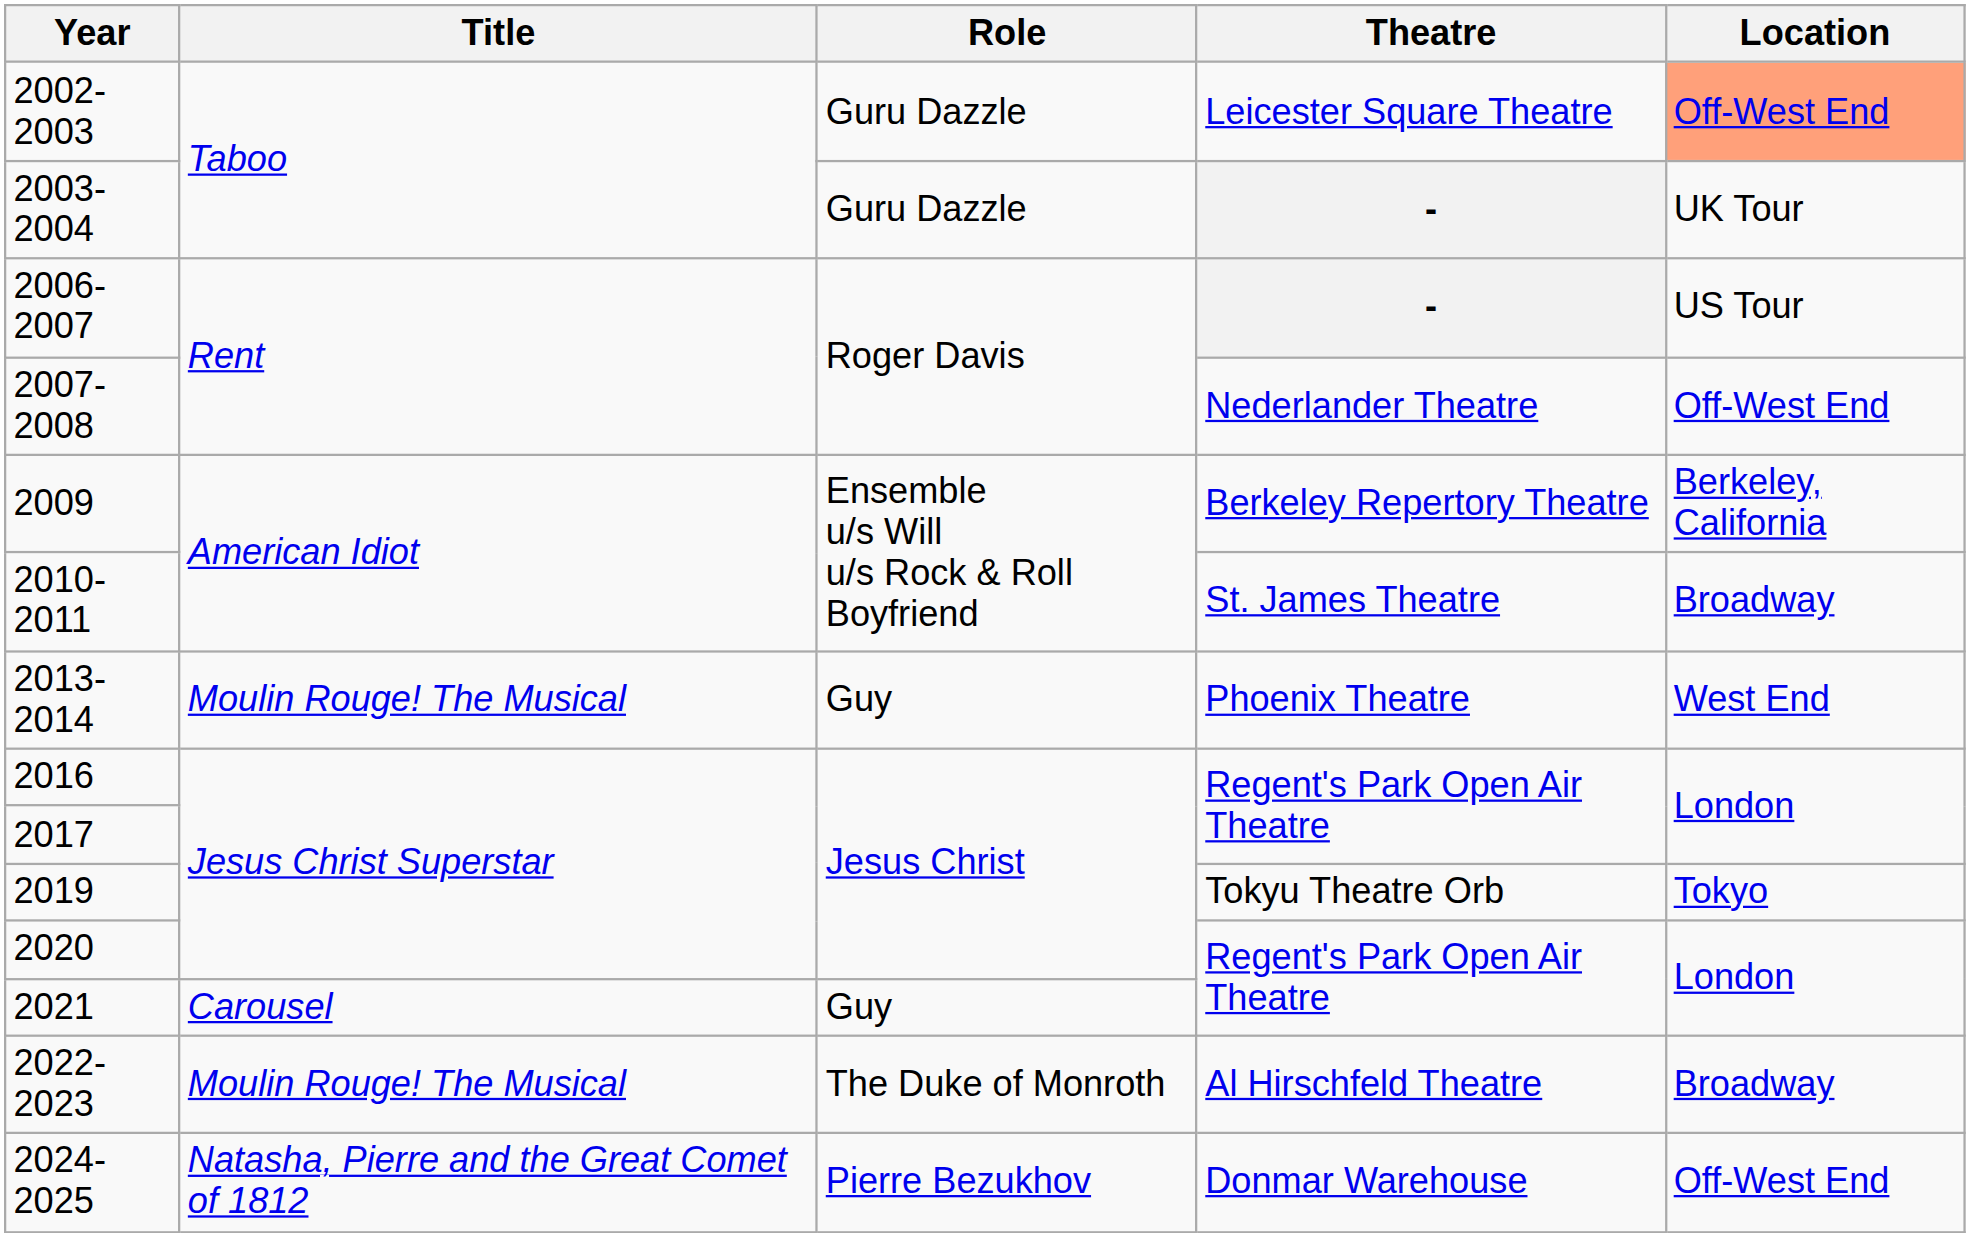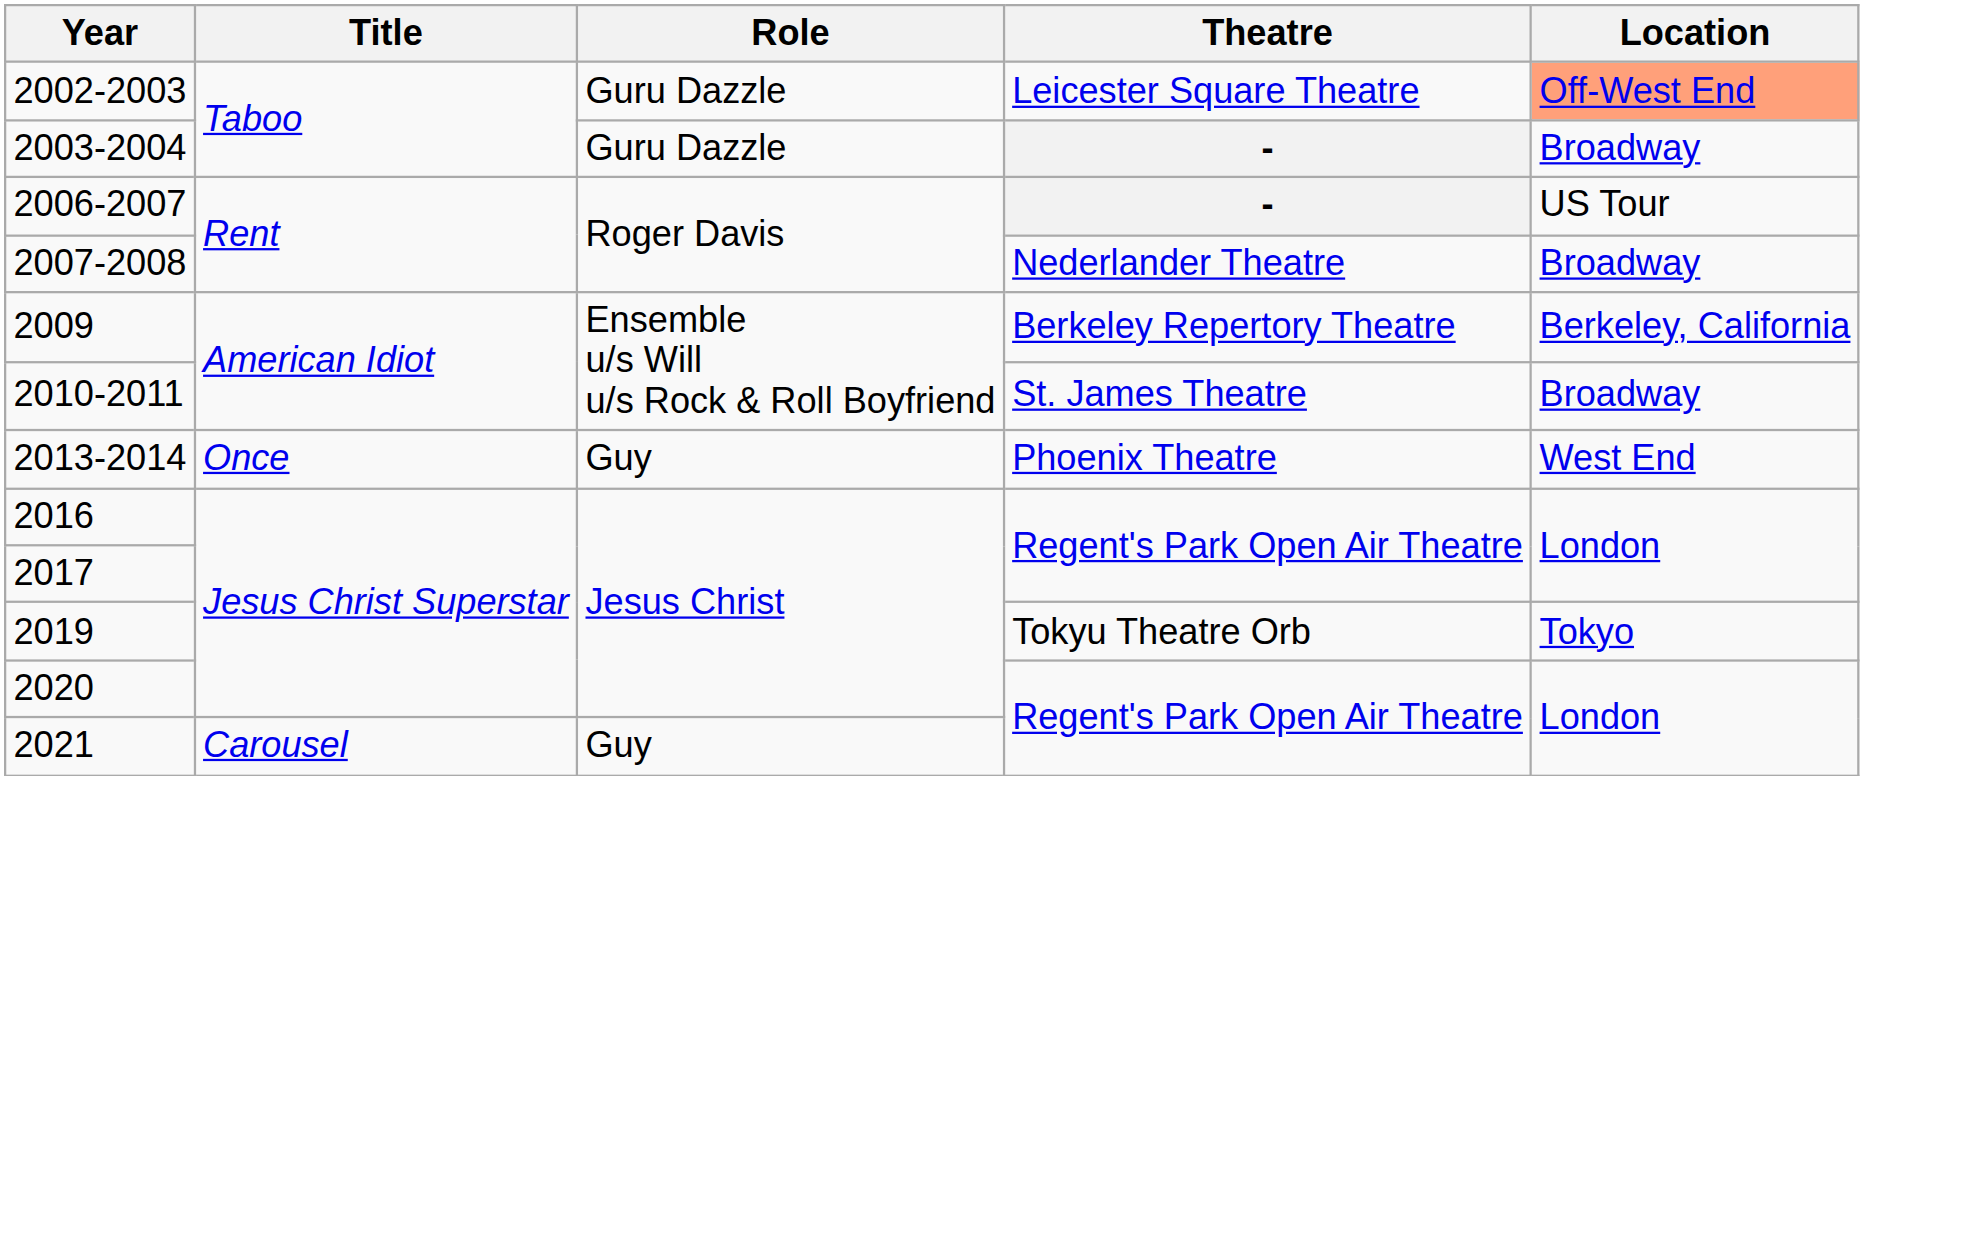(1739, 208) UK Tour -> (1620, 147) Broadway
(1782, 404) Off-West End -> (1620, 262) Broadway
(407, 699) Moulin Rouge! The Musical -> (246, 458) Once
- row: (60, 1083)
- row: (60, 1181)
